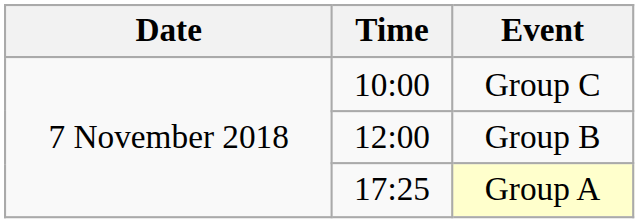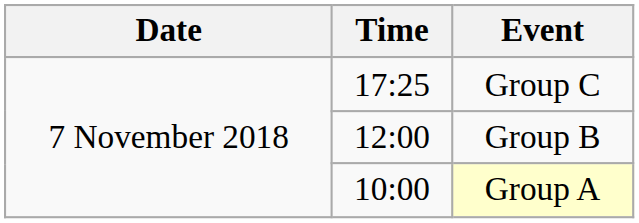(392, 83) 10:00 -> (392, 83) 17:25
(392, 189) 17:25 -> (392, 189) 10:00
